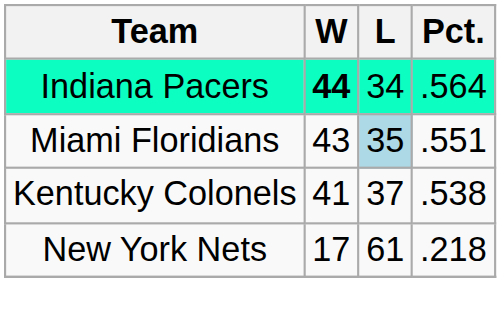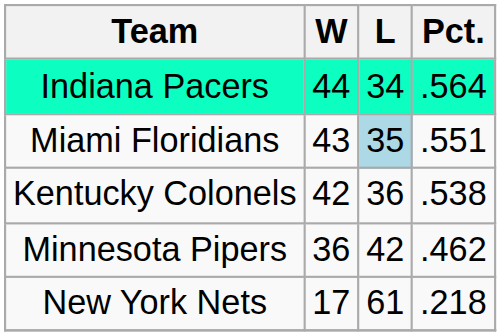(331, 85) bold -> (331, 85) normal
(331, 194) 41 -> (331, 194) 42
(385, 194) 37 -> (385, 194) 36
+ row: (155, 248)
